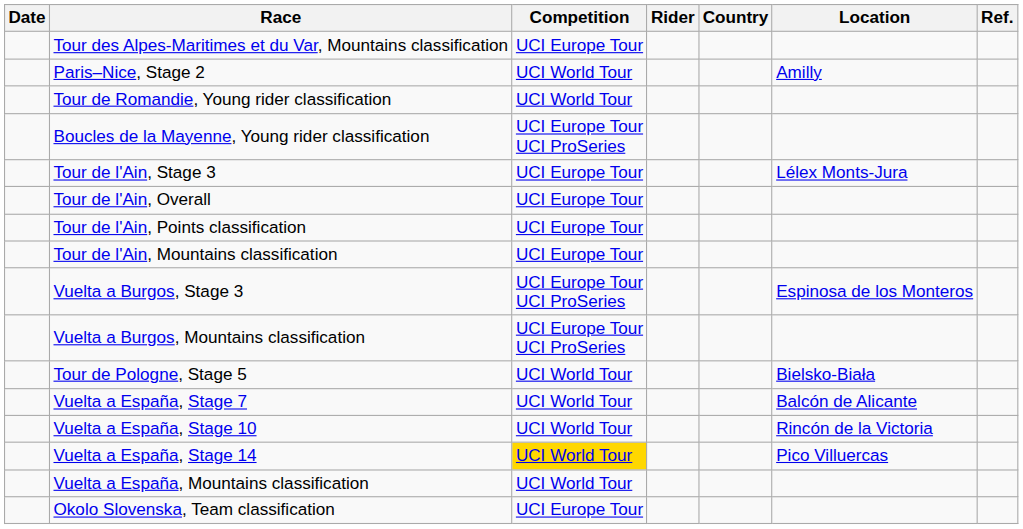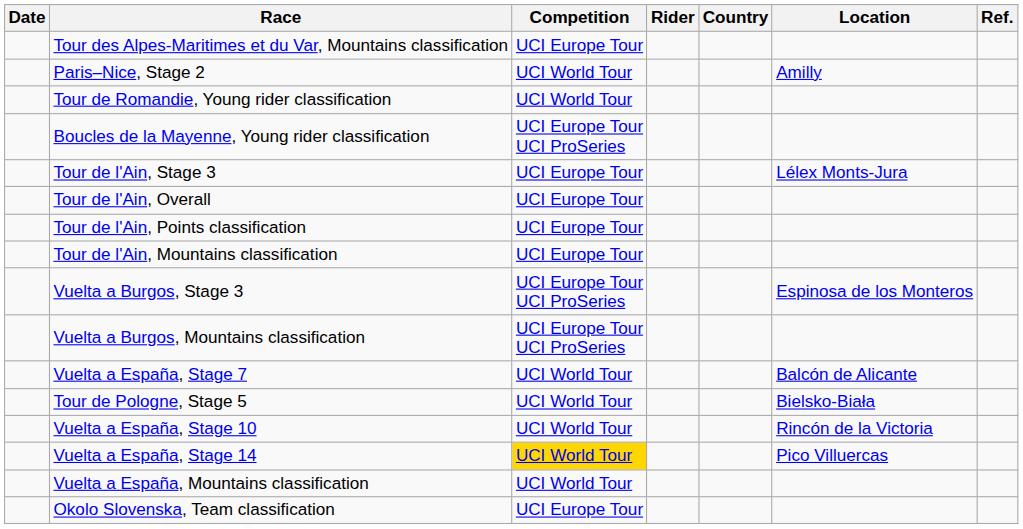rows swapped: (150, 374) <-> (150, 401)
